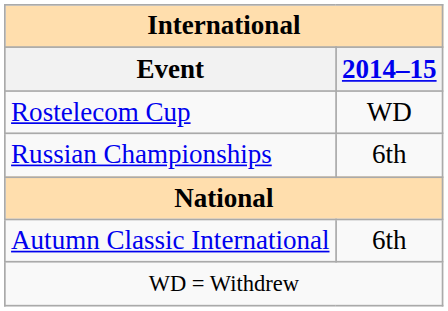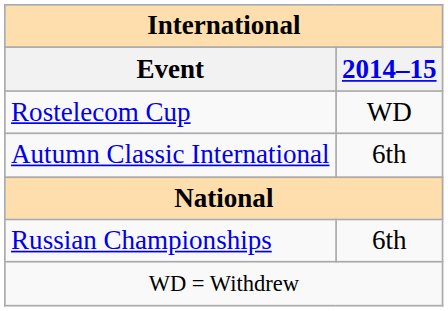rows swapped: (170, 240) <-> (141, 154)
